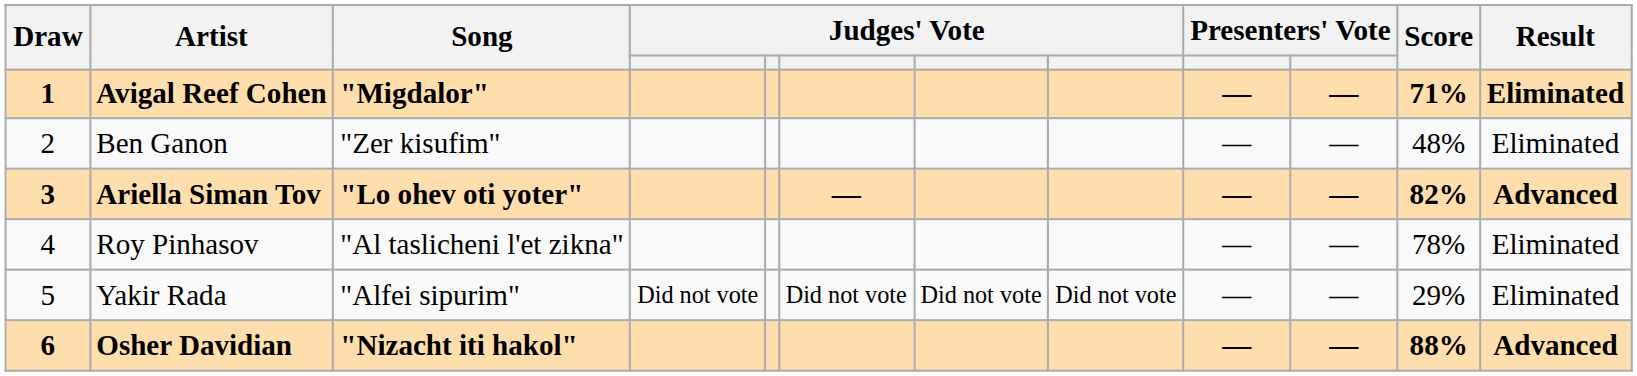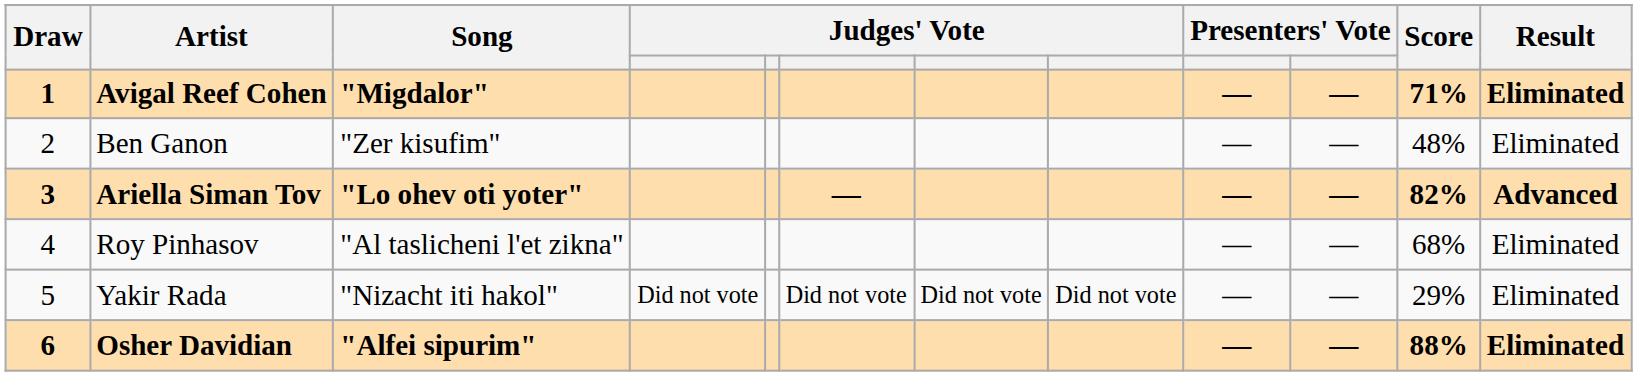(1439, 244) 78% -> (1439, 244) 68%
(430, 295) "Alfei sipurim" -> (449, 295) "Nizacht iti hakol"
(459, 346) "Nizacht iti hakol" -> (438, 346) "Alfei sipurim"
(1555, 346) Advanced -> (1555, 346) Eliminated
